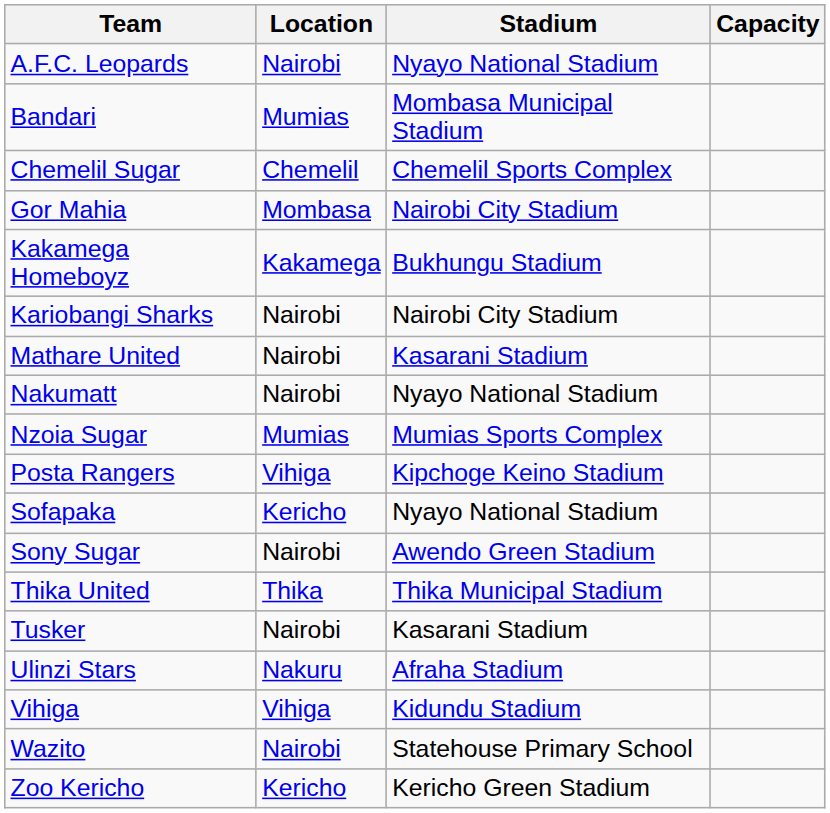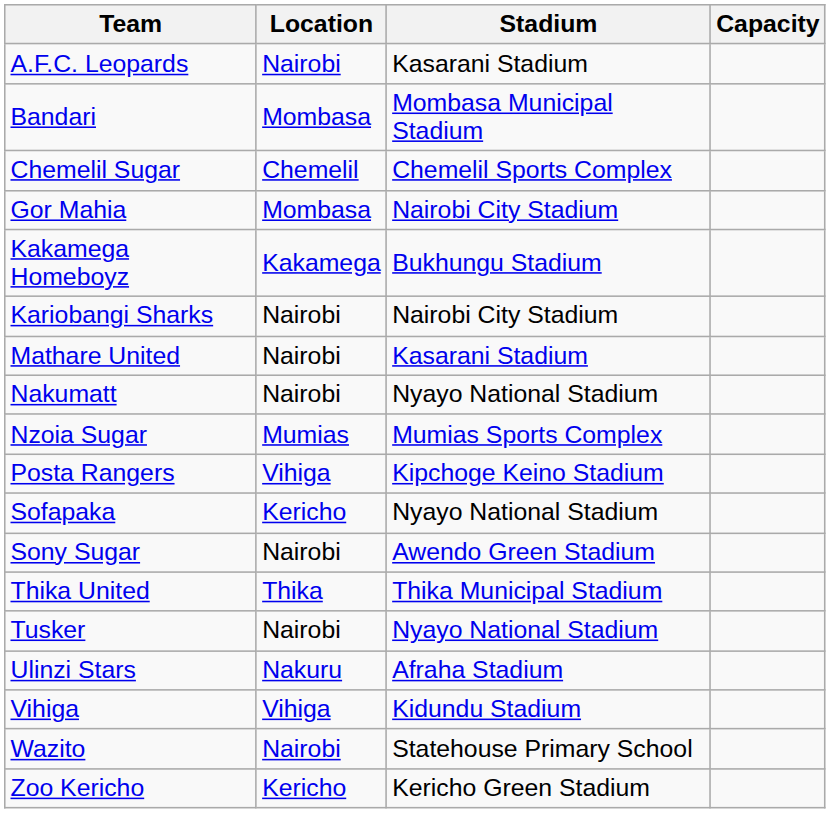(525, 63) Nyayo National Stadium -> (490, 63) Kasarani Stadium
(306, 116) Mumias -> (317, 116) Mombasa
(490, 630) Kasarani Stadium -> (525, 630) Nyayo National Stadium
